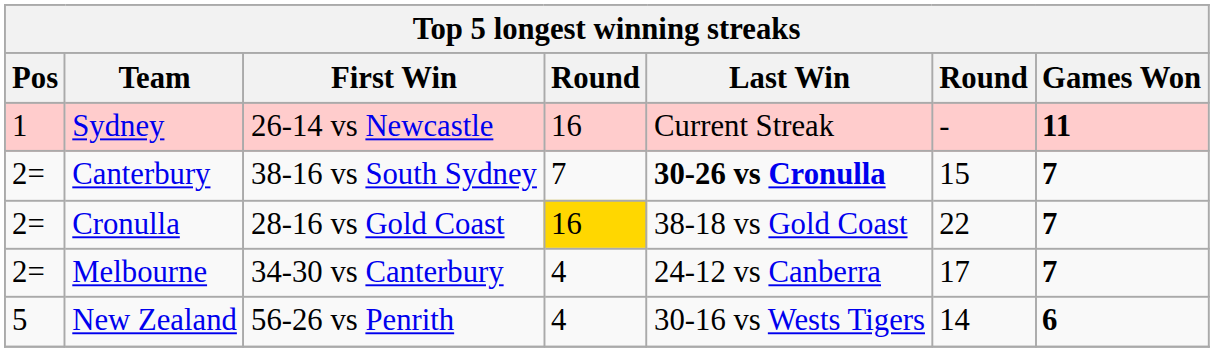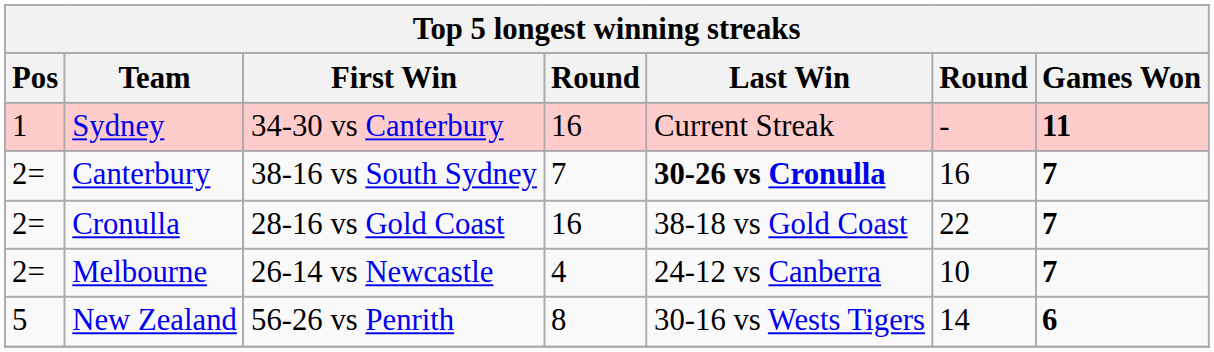(372, 126) 26-14 vs Newcastle -> (377, 126) 34-30 vs Canterbury
(955, 175) 15 -> (955, 175) 16
(566, 223) gold background -> (566, 223) no background
(377, 272) 34-30 vs Canterbury -> (372, 272) 26-14 vs Newcastle
(955, 272) 17 -> (955, 272) 10
(559, 321) 4 -> (559, 321) 8
